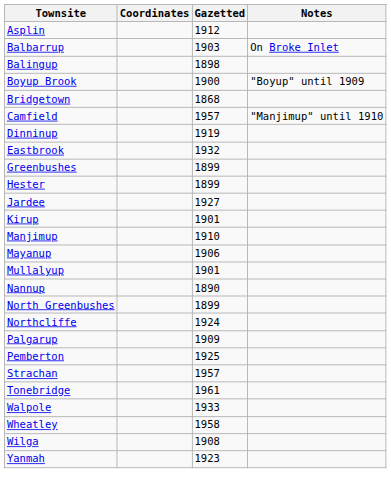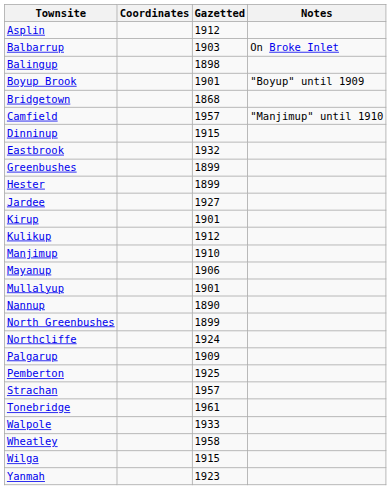(207, 82) 1900 -> (207, 82) 1901
(207, 133) 1919 -> (207, 133) 1915
+ row: (29, 236)
(207, 442) 1908 -> (207, 459) 1915
